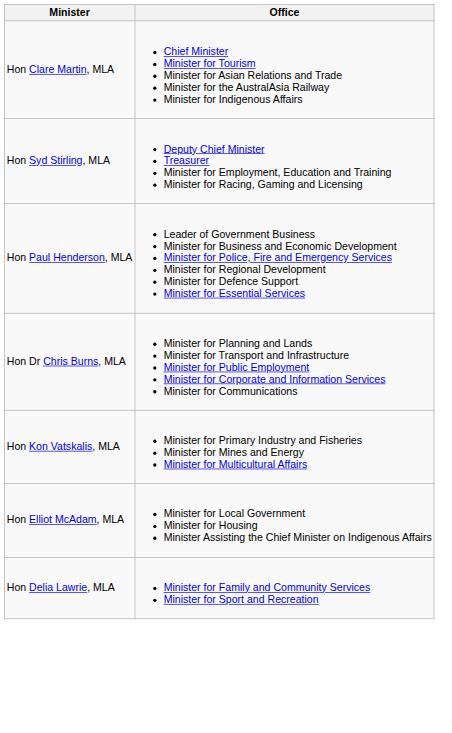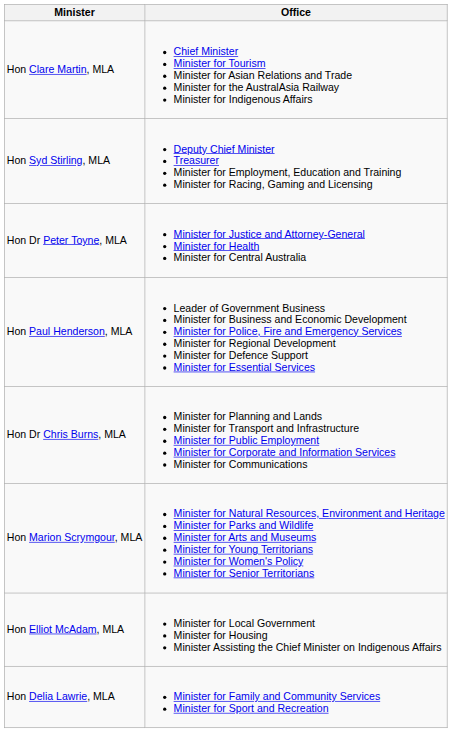+ row: (67, 240)
- row: (63, 447)
+ row: (75, 538)
